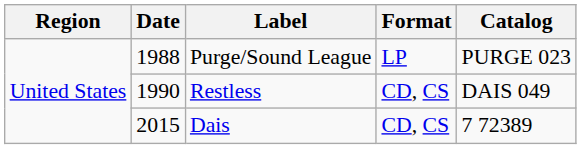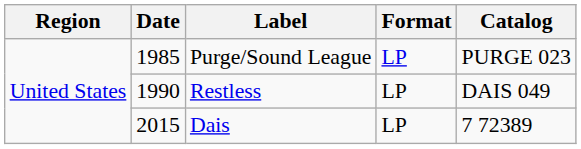(158, 56) 1988 -> (158, 56) 1985
(415, 90) CD, CS -> (394, 90) LP
(415, 125) CD, CS -> (394, 125) LP
